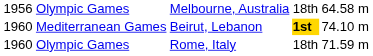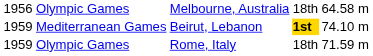(18, 26) 1960 -> (18, 26) 1959
(18, 45) 1960 -> (18, 45) 1959
